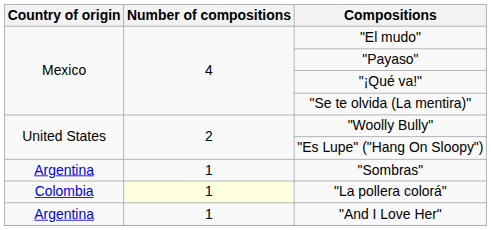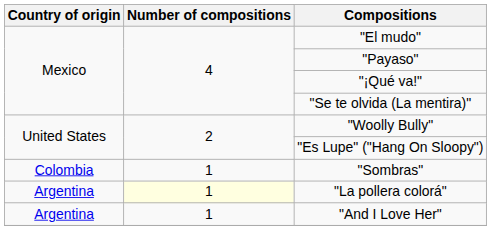(64, 170) Argentina -> (64, 170) Colombia
(64, 192) Colombia -> (64, 192) Argentina
